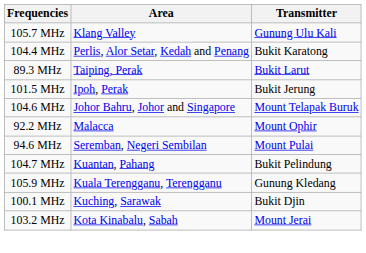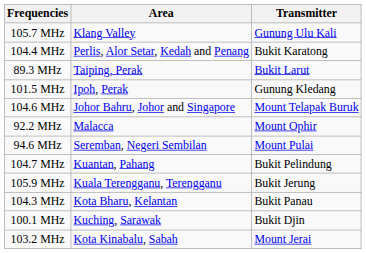(285, 88) Bukit Jerung -> (295, 88) Gunung Kledang
(295, 182) Gunung Kledang -> (285, 182) Bukit Jerung
+ row: (38, 201)
